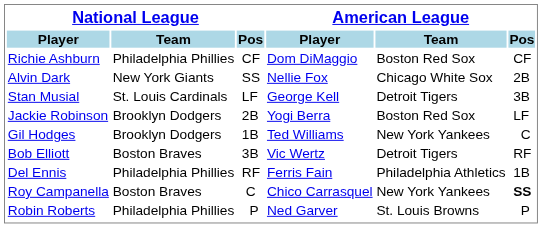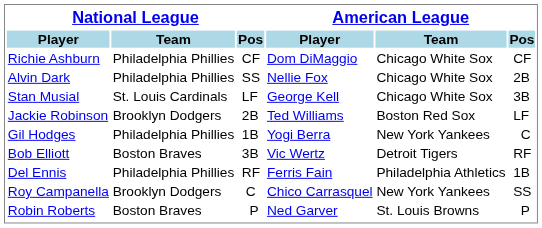(426, 58) Boston Red Sox -> (435, 58) Chicago White Sox
(163, 77) New York Giants -> (173, 77) Philadelphia Phillies
(417, 96) Detroit Tigers -> (435, 96) Chicago White Sox
(299, 115) Yogi Berra -> (305, 115) Ted Williams
(167, 134) Brooklyn Dodgers -> (173, 134) Philadelphia Phillies
(305, 134) Ted Williams -> (299, 134) Yogi Berra
(157, 191) Boston Braves -> (167, 191) Brooklyn Dodgers
(520, 191) bold -> (520, 191) normal
(173, 210) Philadelphia Phillies -> (157, 210) Boston Braves
